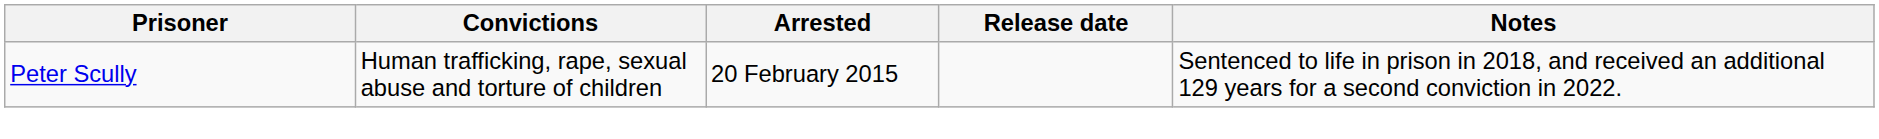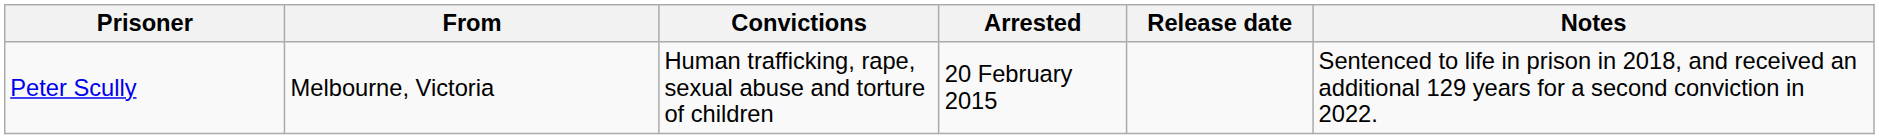+ column: (472, 23)
